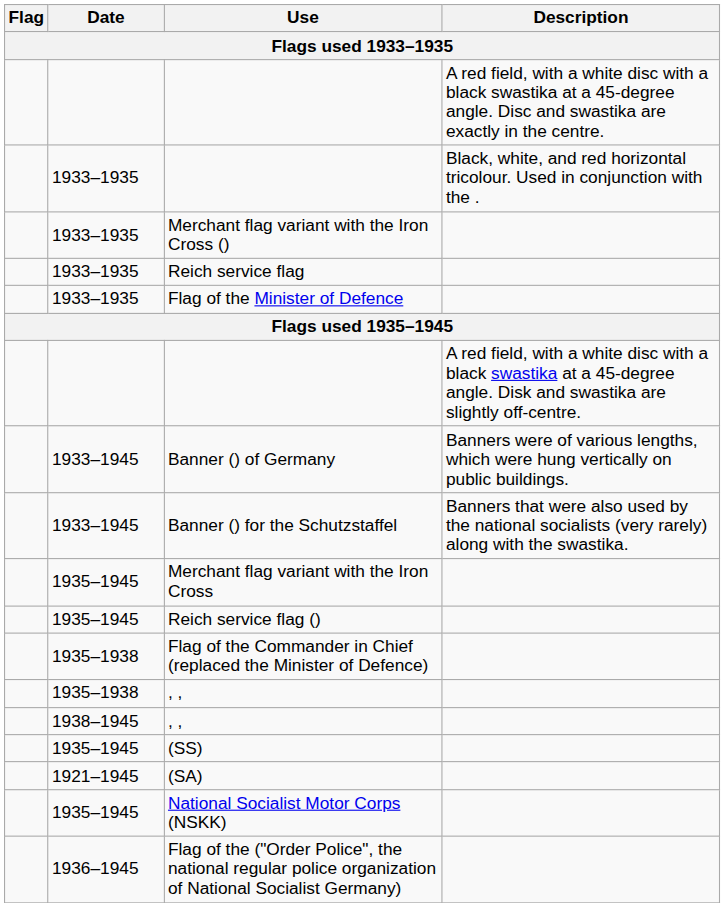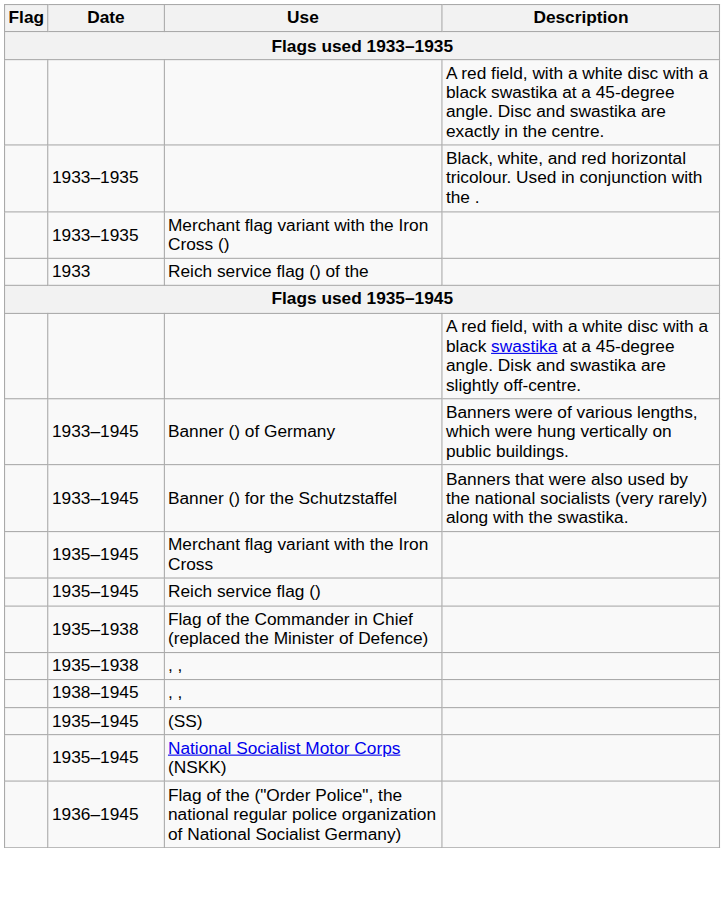+ row: (71, 271)
- row: (95, 271)
- row: (95, 299)
- row: (95, 775)
